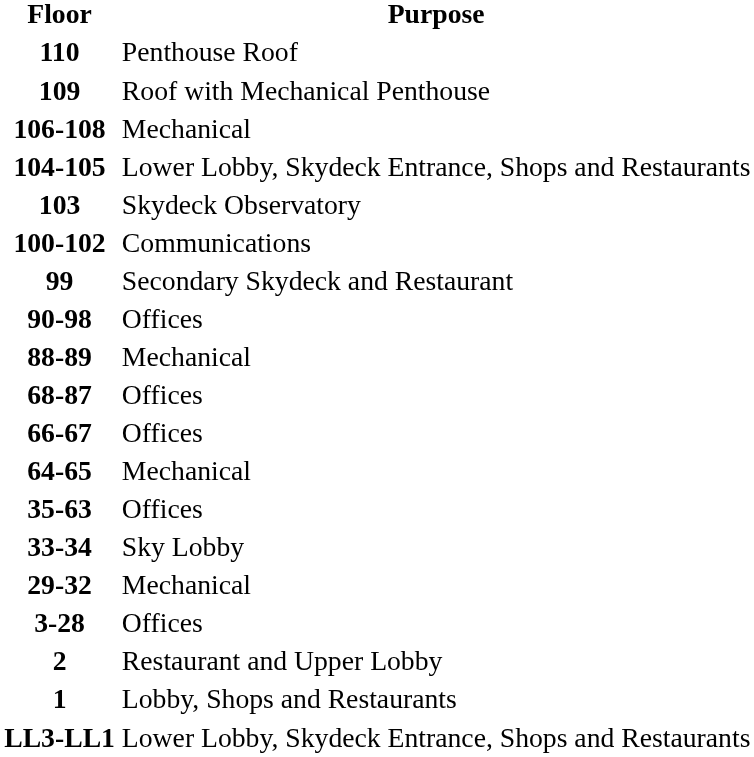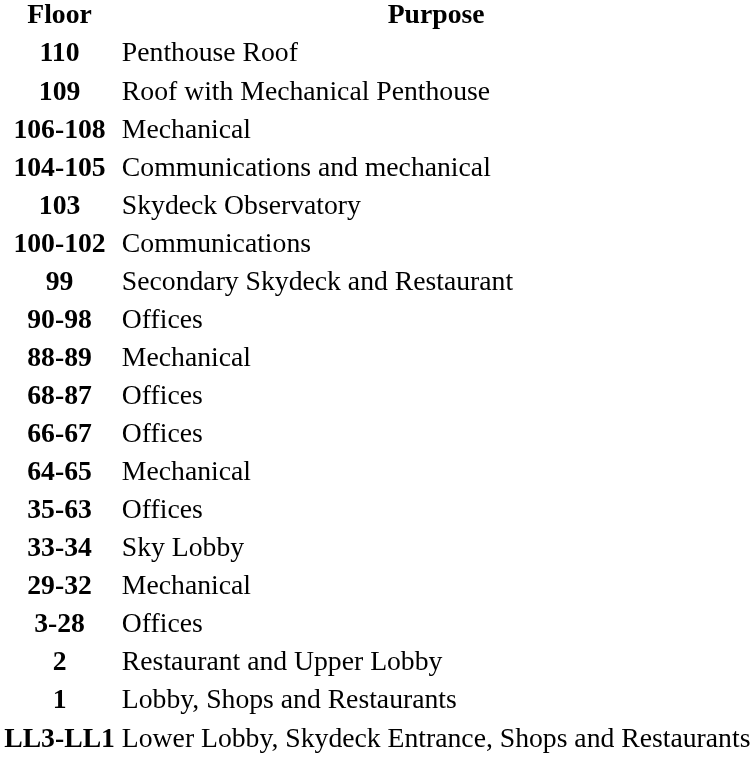(436, 166) Lower Lobby, Skydeck Entrance, Shops and Restaurants -> (306, 166) Communications and mechanical
